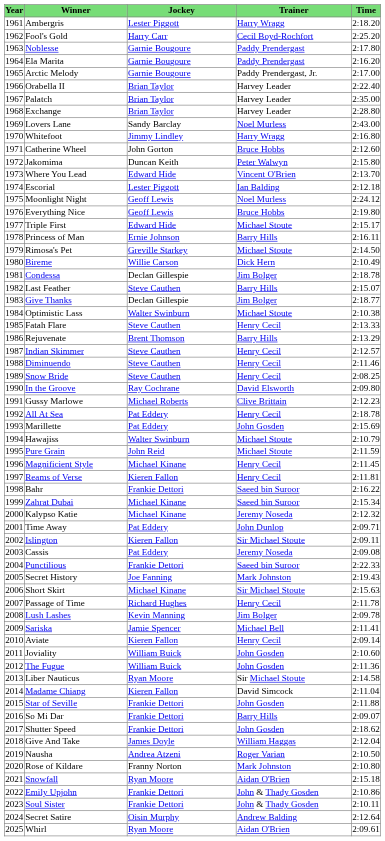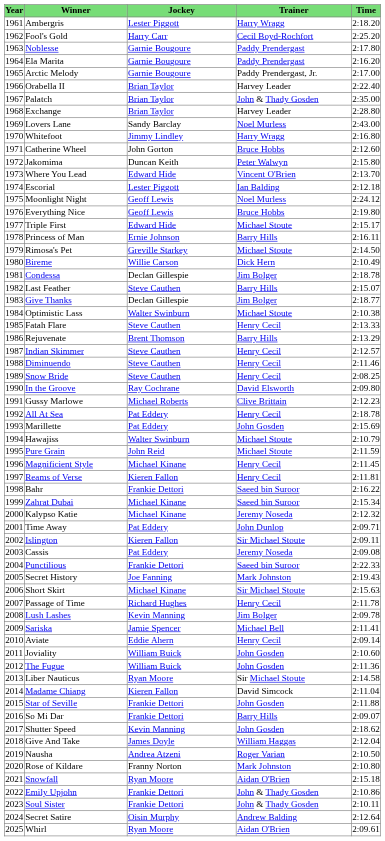(264, 98) Harvey Leader -> (278, 98) John & Thady Gosden
(153, 640) Kieren Fallon -> (151, 640) Eddie Ahern
(156, 729) Frankie Dettori -> (157, 729) Kevin Manning
